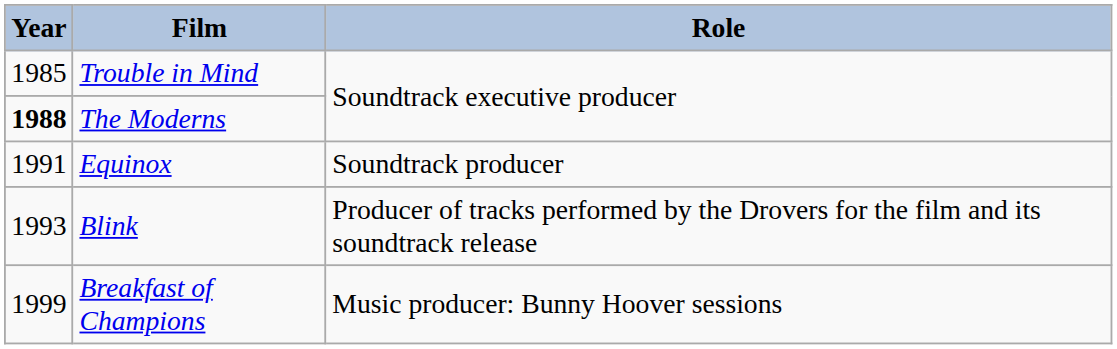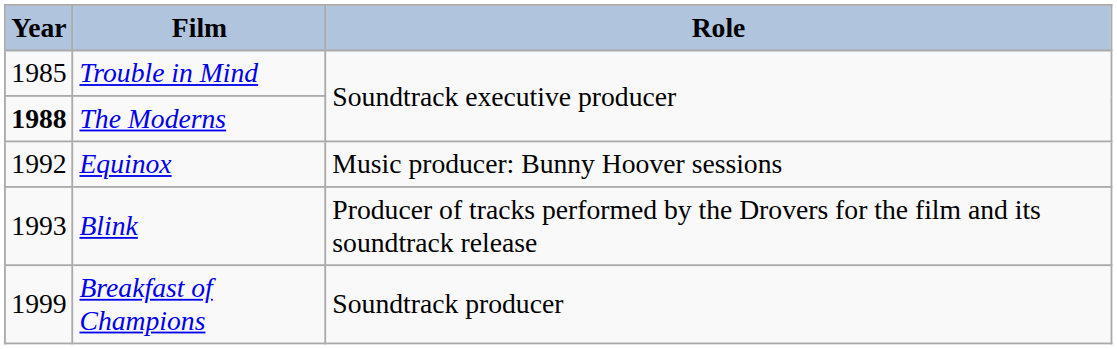(39, 164) 1991 -> (39, 164) 1992
(448, 164) Soundtrack producer -> (557, 164) Music producer: Bunny Hoover sessions
(557, 304) Music producer: Bunny Hoover sessions -> (448, 304) Soundtrack producer
